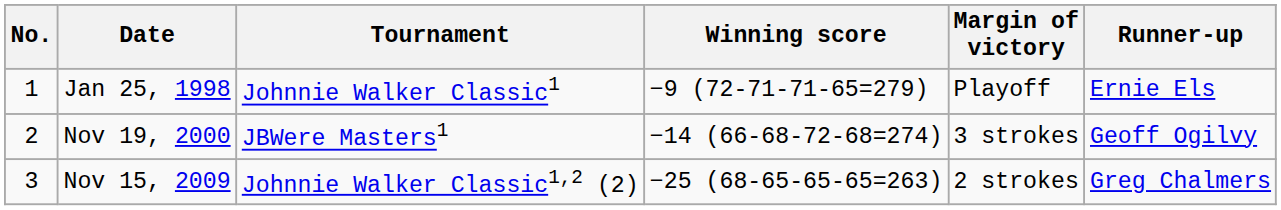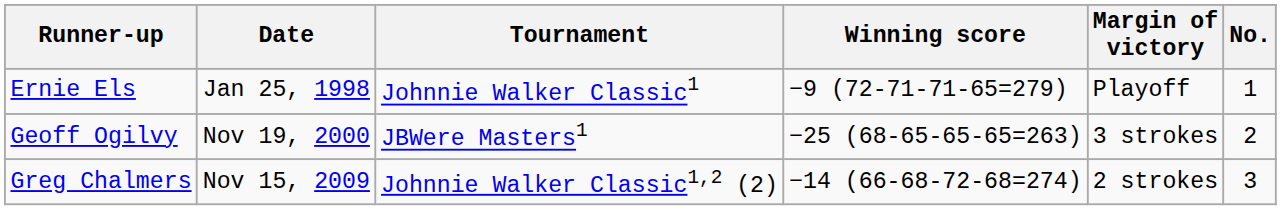columns swapped: (31, 37) <-> (1181, 37)
(796, 137) −14 (66-68-72-68=274) -> (935, 137) −25 (68-65-65-65=263)
(796, 182) −25 (68-65-65-65=263) -> (935, 182) −14 (66-68-72-68=274)
